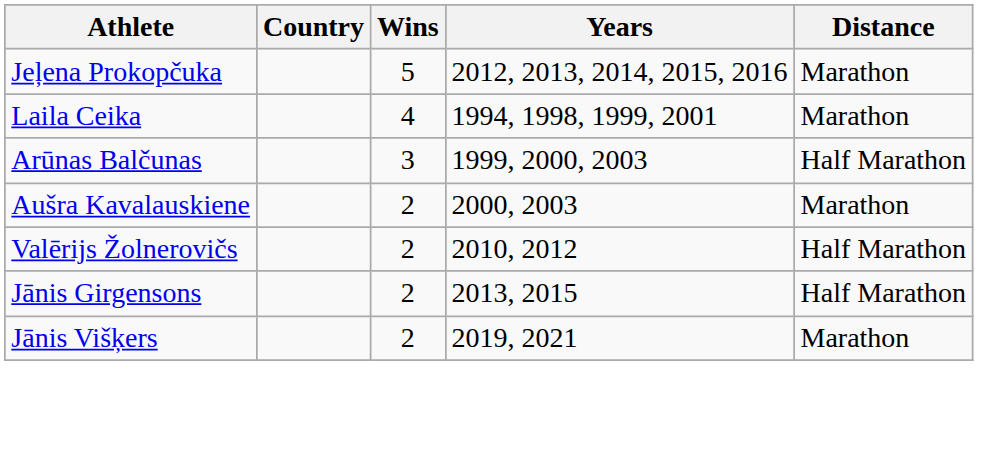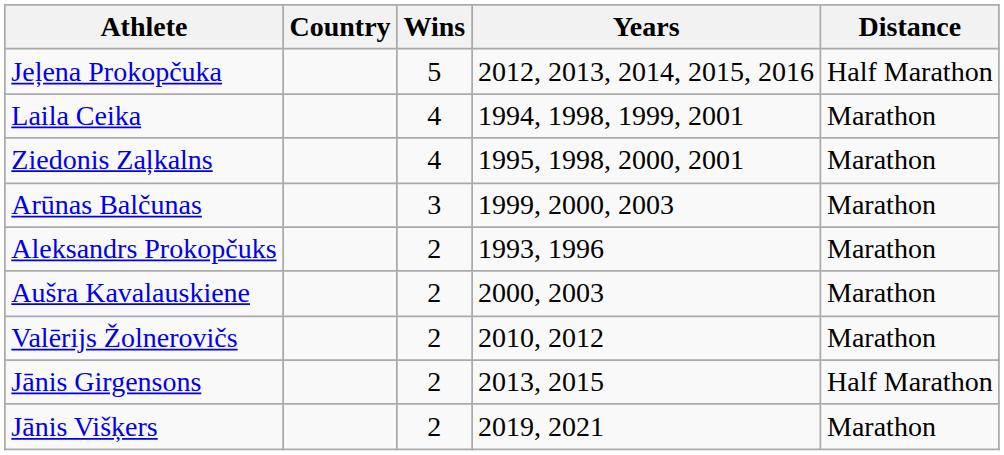(855, 71) Marathon -> (910, 71) Half Marathon
+ row: (112, 159)
(883, 159) Half Marathon -> (881, 204) Marathon
+ row: (144, 248)
(883, 248) Half Marathon -> (881, 337) Marathon
